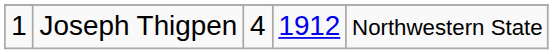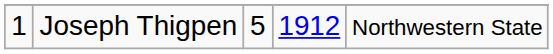(258, 26) 4 -> (258, 26) 5
